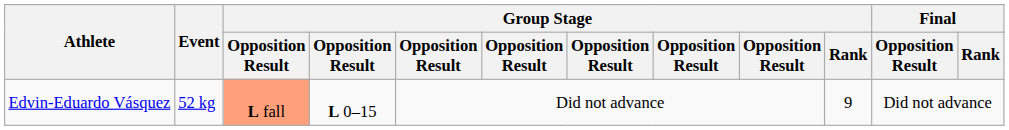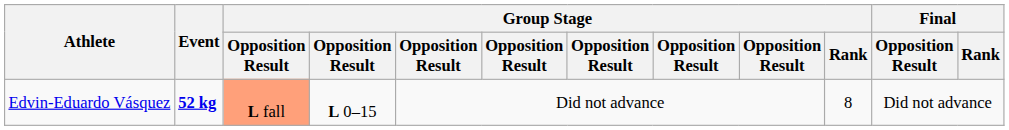(197, 102) normal -> (197, 102) bold
(848, 102) 9 -> (848, 102) 8
